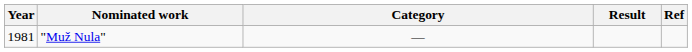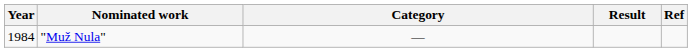(21, 36) 1981 -> (21, 36) 1984
